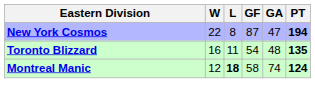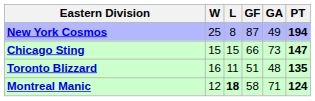(215, 31) 22 -> (215, 31) 25
(274, 31) 47 -> (274, 31) 49
+ row: (46, 50)
(252, 50) 54 -> (252, 68) 51
(274, 68) 74 -> (274, 86) 71
